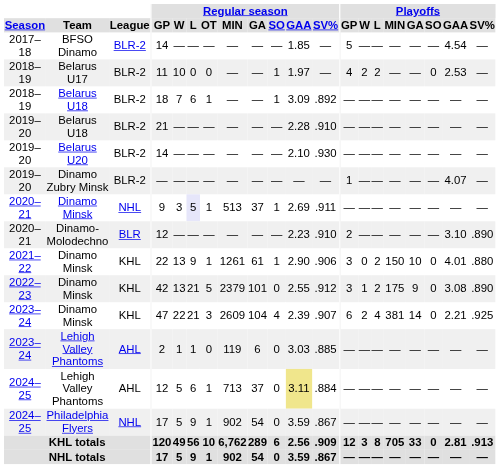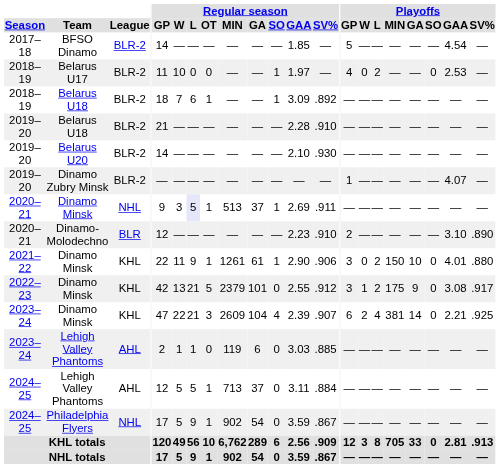(365, 73) 2 -> (365, 73) 0
(179, 261) 13 -> (179, 261) 11
(482, 288) .890 -> (482, 288) .917
(193, 388) 6 -> (193, 388) 5
(299, 388) khaki background -> (299, 388) no background
